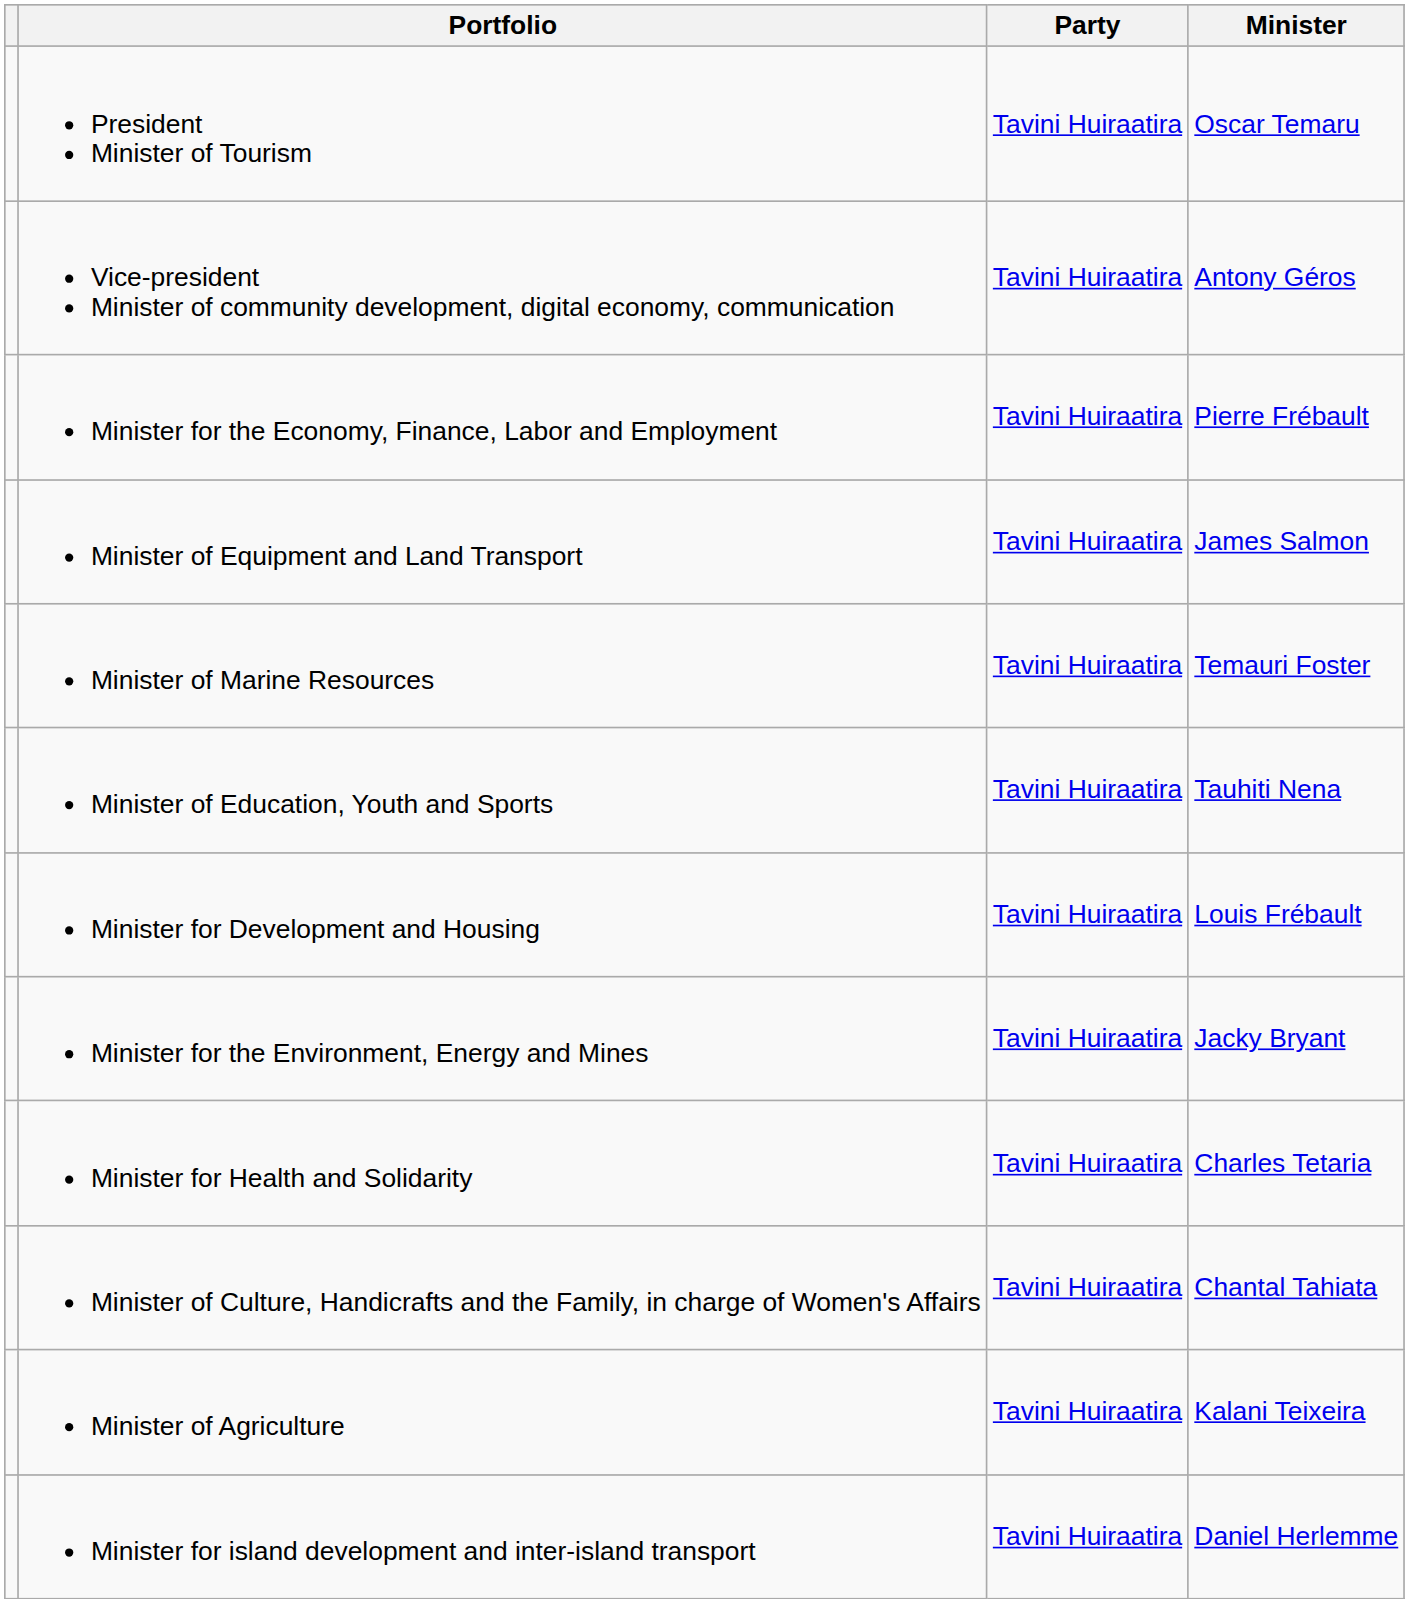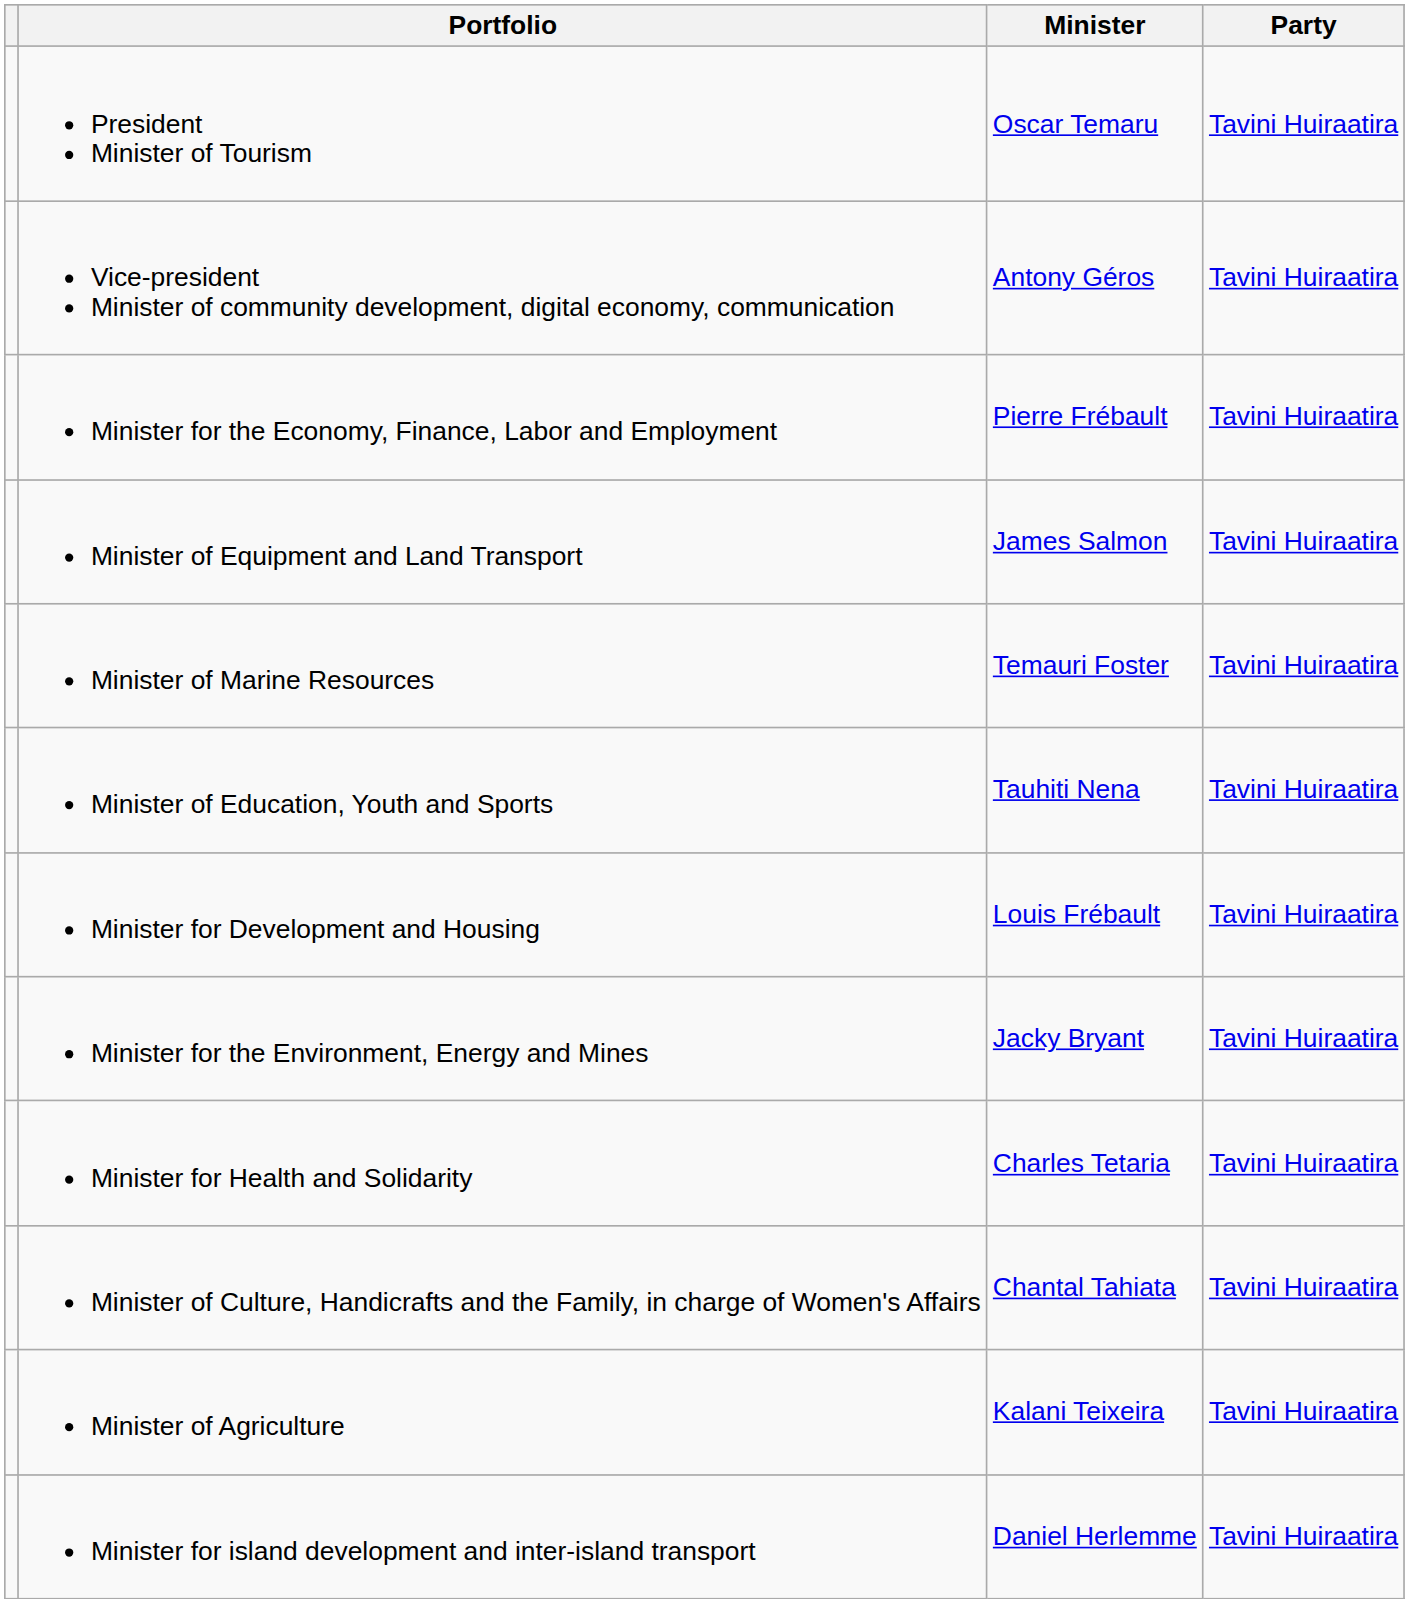columns swapped: (1296, 25) <-> (1088, 25)
